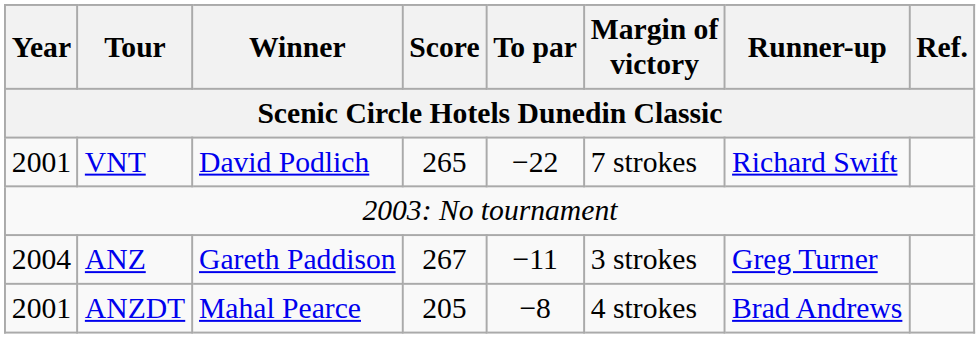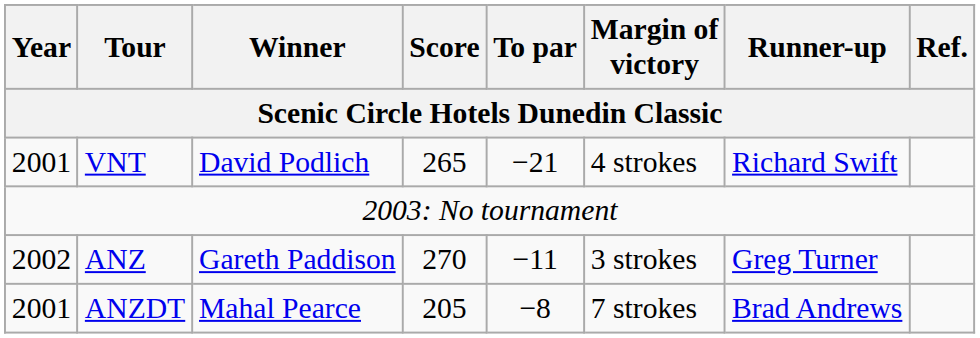(535, 161) −22 -> (535, 161) −21
(644, 161) 7 strokes -> (644, 161) 4 strokes
(41, 259) 2004 -> (41, 259) 2002
(444, 259) 267 -> (444, 259) 270
(644, 308) 4 strokes -> (644, 308) 7 strokes
